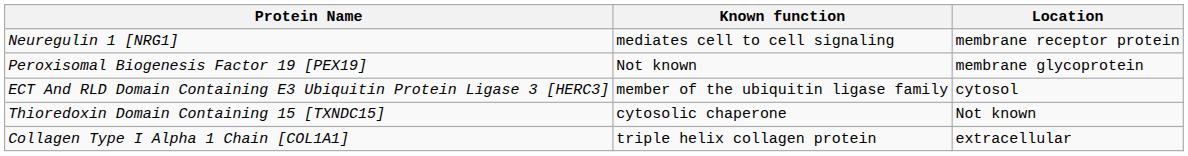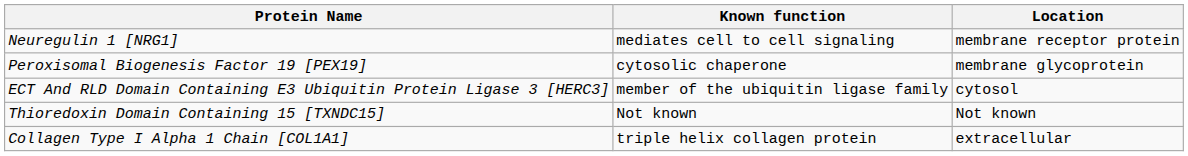(657, 65) Not known -> (702, 65) cytosolic chaperone
(702, 114) cytosolic chaperone -> (657, 114) Not known
